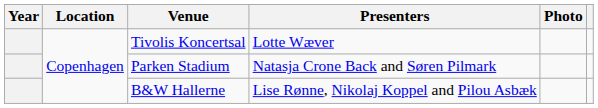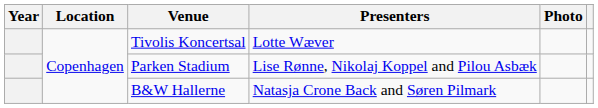(374, 66) Natasja Crone Back and Søren Pilmark -> (395, 66) Lise Rønne, Nikolaj Koppel and Pilou Asbæk
(395, 90) Lise Rønne, Nikolaj Koppel and Pilou Asbæk -> (374, 90) Natasja Crone Back and Søren Pilmark
